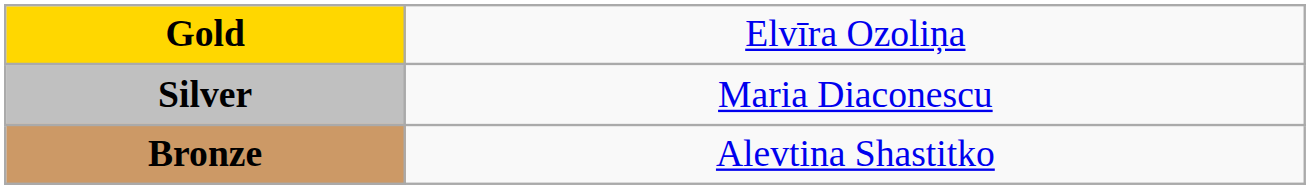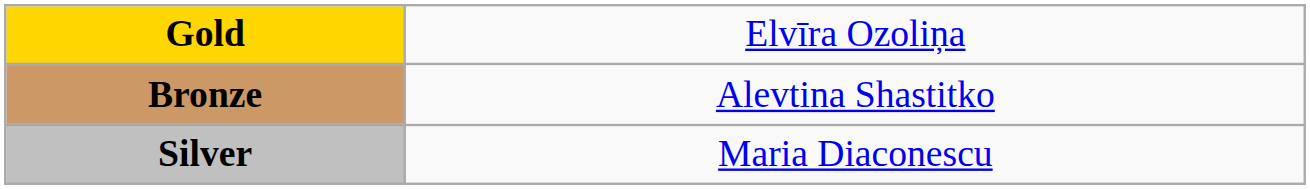rows swapped: (205, 93) <-> (205, 153)
